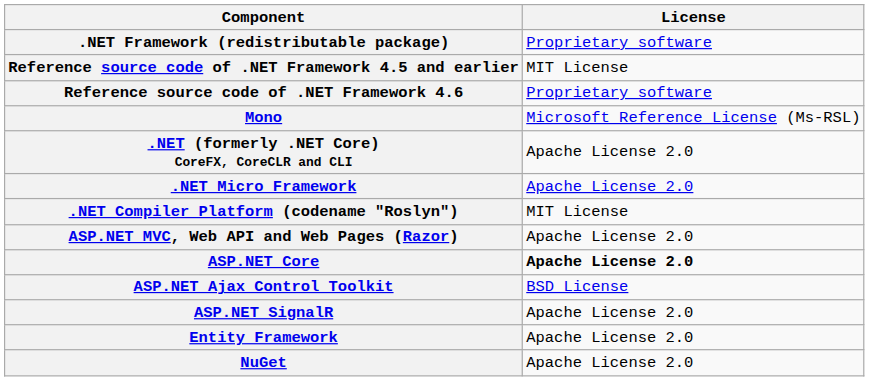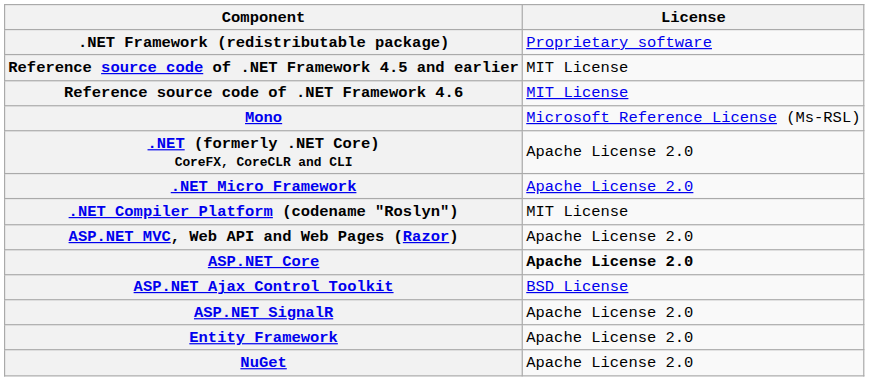(619, 93) Proprietary software -> (577, 93) MIT License
